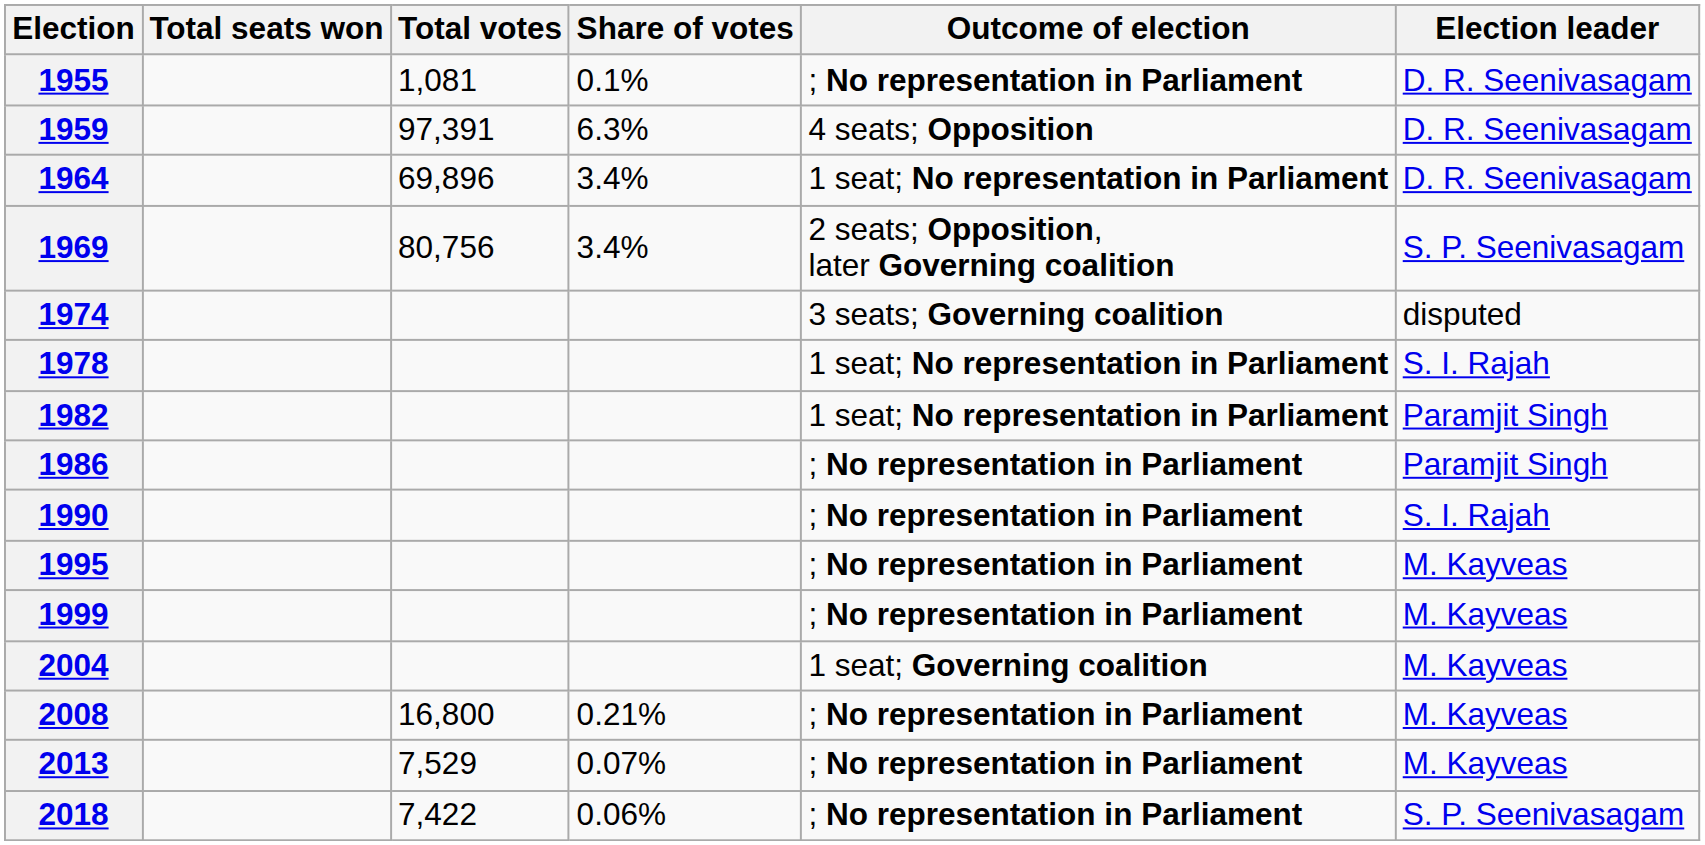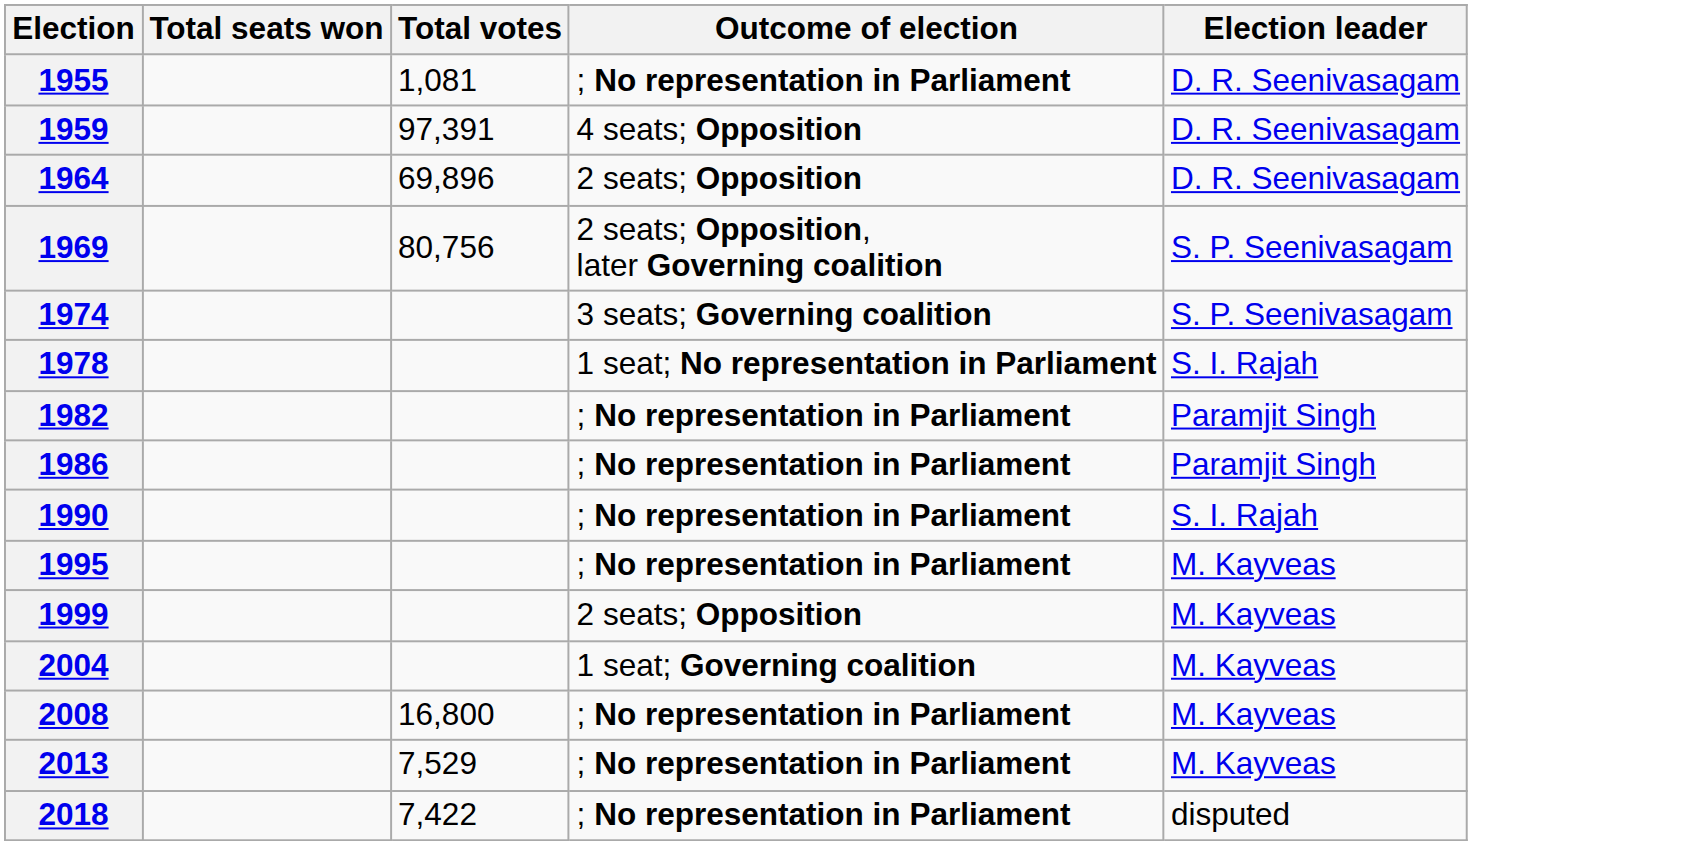- column: (685, 29)
(1098, 179) 1 seat; No representation in Parliament -> (719, 179) 2 seats; Opposition
(1462, 314) disputed -> (1312, 314) S. P. Seenivasagam
(1098, 414) 1 seat; No representation in Parliament -> (824, 414) ; No representation in Parliament
(1055, 614) ; No representation in Parliament -> (719, 614) 2 seats; Opposition
(1543, 814) S. P. Seenivasagam -> (1231, 814) disputed
